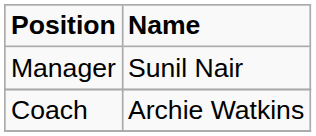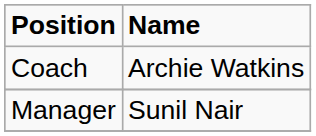rows swapped: (49, 109) <-> (63, 67)
